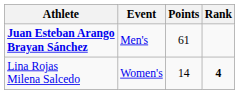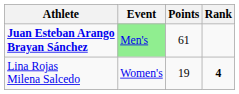(134, 40) no background -> (134, 40) lightgreen background
(184, 73) 14 -> (184, 73) 19
